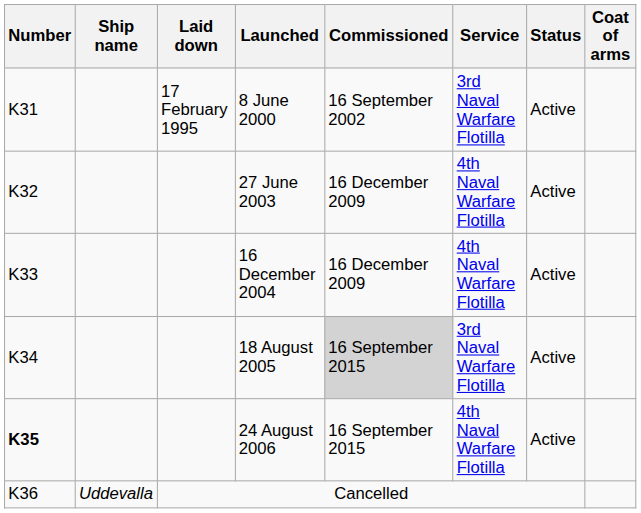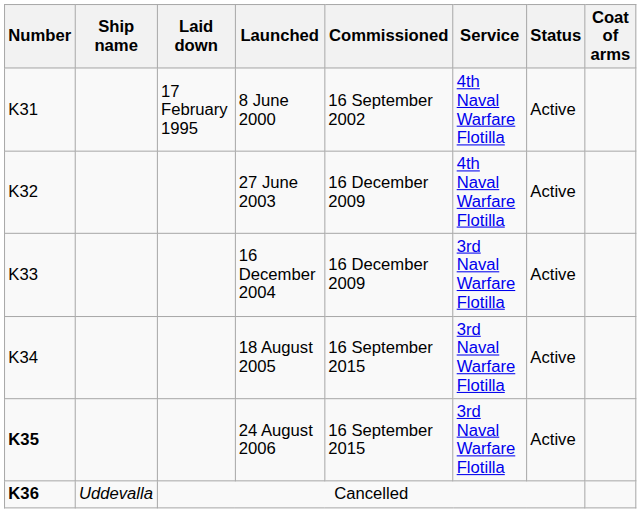(486, 109) 3rd Naval Warfare Flotilla -> (486, 109) 4th Naval Warfare Flotilla
(486, 274) 4th Naval Warfare Flotilla -> (486, 274) 3rd Naval Warfare Flotilla
(381, 357) lightgrey background -> (381, 357) no background
(486, 439) 4th Naval Warfare Flotilla -> (486, 439) 3rd Naval Warfare Flotilla
(23, 494) normal -> (24, 494) bold
